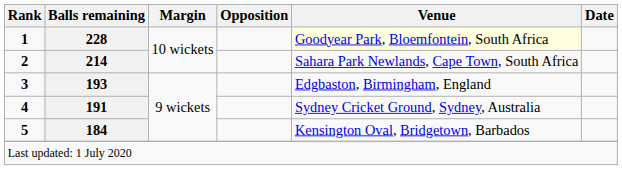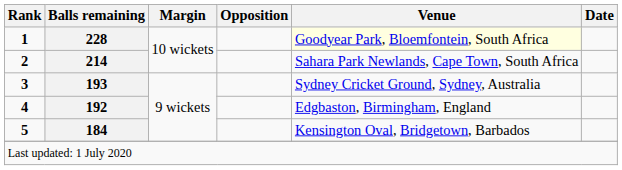(393, 84) Edgbaston, Birmingham, England -> (418, 84) Sydney Cricket Ground, Sydney, Australia
(97, 107) 191 -> (97, 107) 192
(418, 107) Sydney Cricket Ground, Sydney, Australia -> (393, 107) Edgbaston, Birmingham, England
